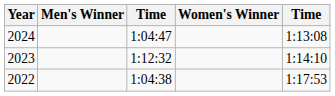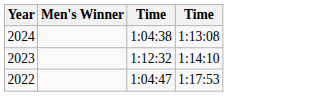- column: (229, 15)
(151, 36) 1:04:47 -> (151, 36) 1:04:38
(151, 79) 1:04:38 -> (151, 79) 1:04:47
